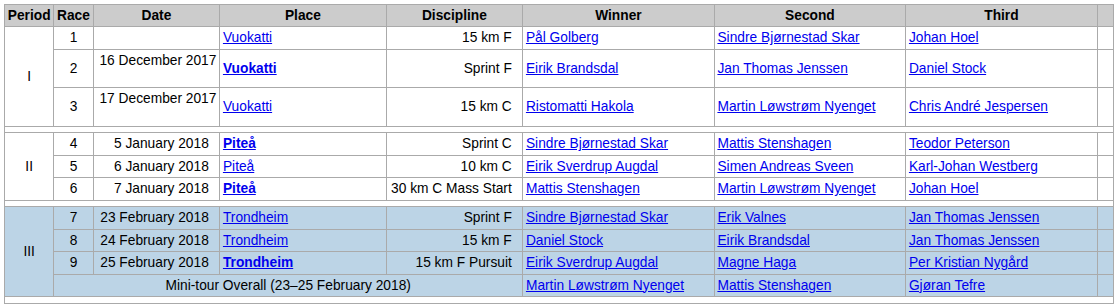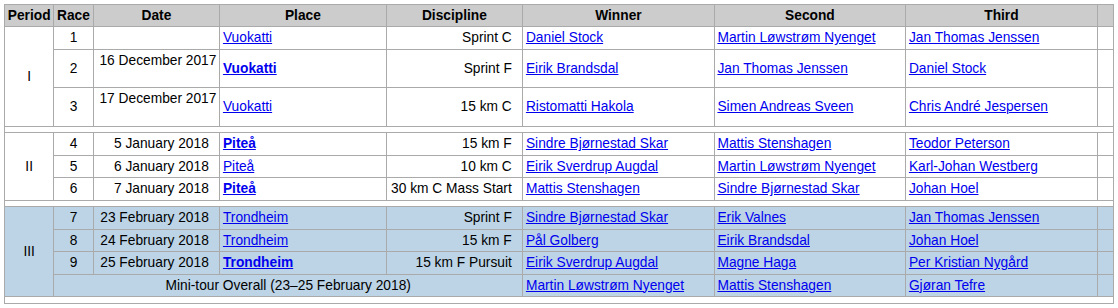(491, 38) 15 km F -> (491, 38) Sprint C
(562, 38) Pål Golberg -> (565, 38) Daniel Stock
(788, 38) Sindre Bjørnestad Skar -> (797, 38) Martin Løwstrøm Nyenget
(944, 38) Johan Hoel -> (974, 38) Jan Thomas Jenssen
(797, 106) Martin Løwstrøm Nyenget -> (785, 106) Simen Andreas Sveen
(491, 144) Sprint C -> (491, 144) 15 km F
(785, 166) Simen Andreas Sveen -> (797, 166) Martin Løwstrøm Nyenget
(797, 188) Martin Løwstrøm Nyenget -> (788, 188) Sindre Bjørnestad Skar
(565, 240) Daniel Stock -> (562, 240) Pål Golberg
(974, 240) Jan Thomas Jenssen -> (944, 240) Johan Hoel
